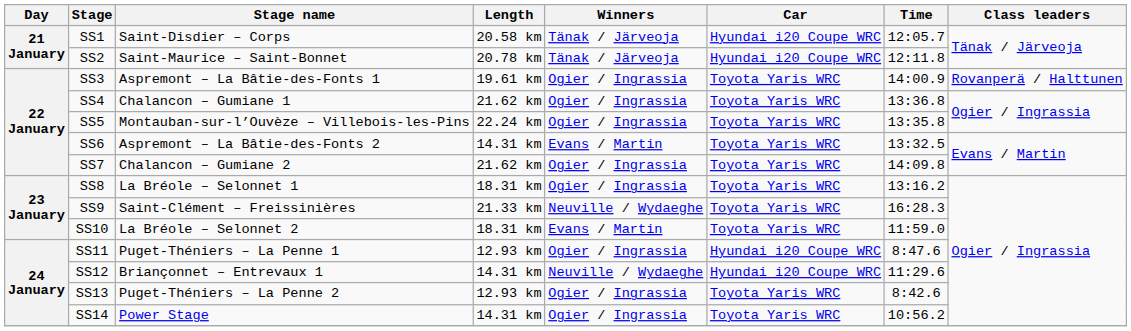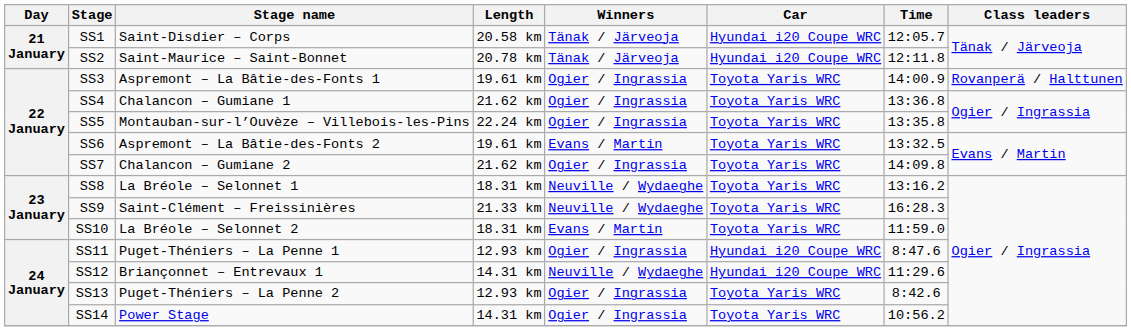(509, 144) 14.31 km -> (509, 144) 19.61 km
(618, 187) Ogier / Ingrassia -> (626, 187) Neuville / Wydaeghe
